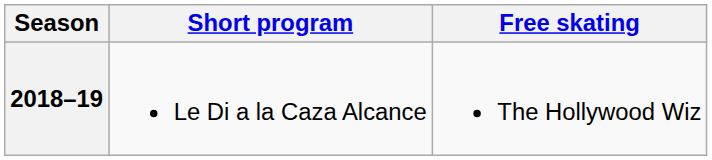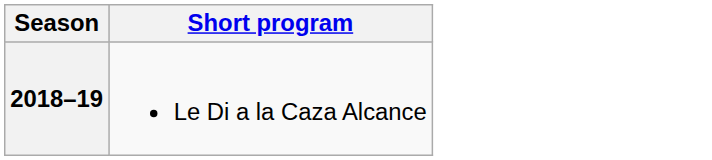- column: (570, 23)
